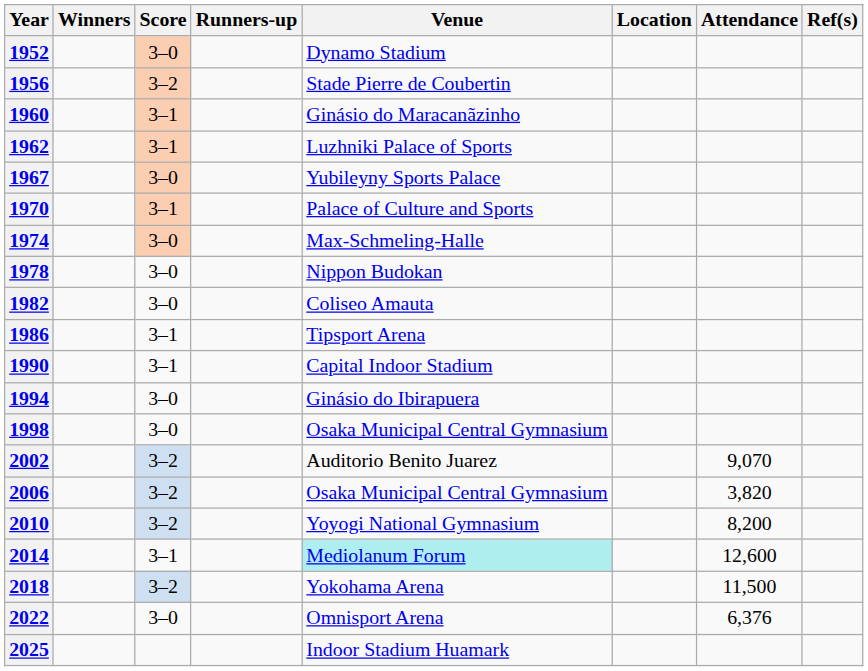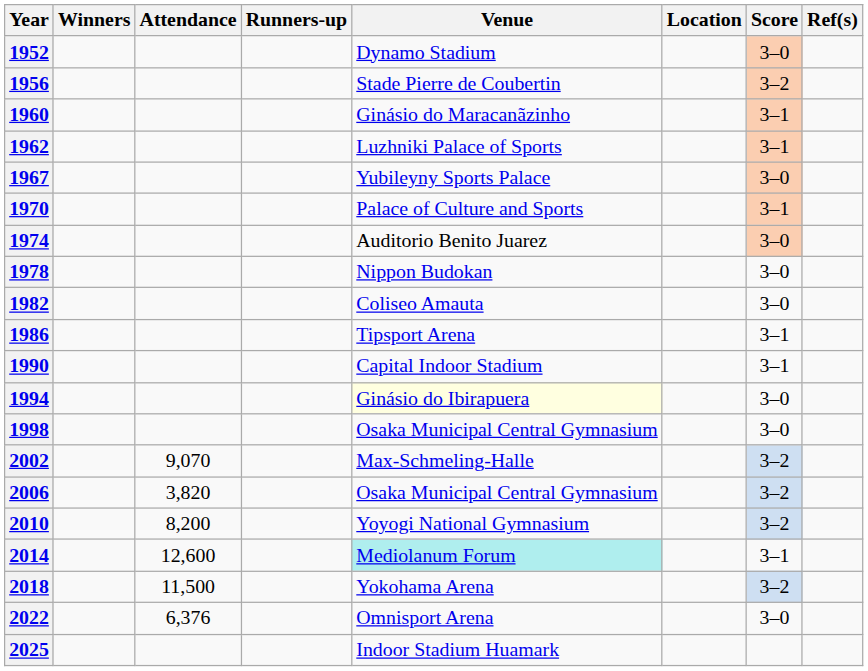columns swapped: (163, 20) <-> (749, 20)
(395, 240) Max-Schmeling-Halle -> (452, 240) Auditorio Benito Juarez
(393, 397) no background -> (443, 397) lightyellow background
(402, 460) Auditorio Benito Juarez -> (445, 460) Max-Schmeling-Halle
